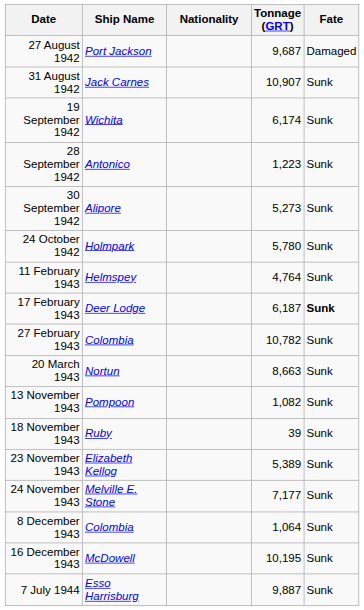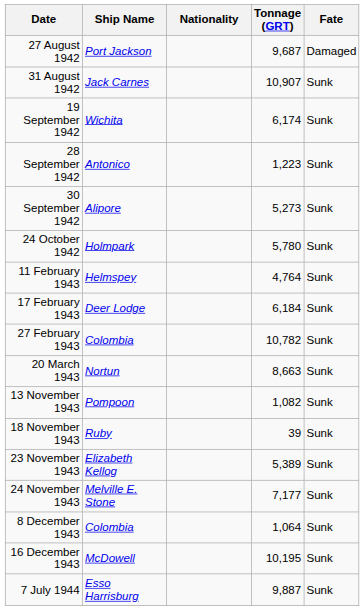(287, 308) 6,187 -> (287, 308) 6,184
(321, 308) bold -> (320, 308) normal
